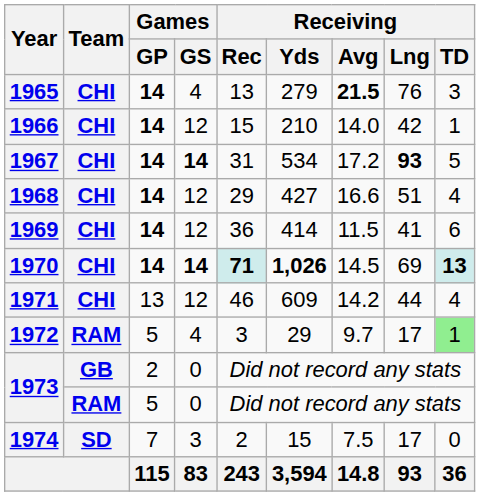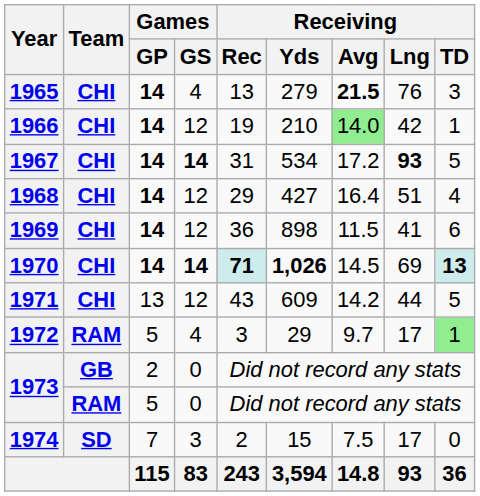(242, 126) 15 -> (242, 126) 19
(358, 126) no background -> (358, 126) lightgreen background
(358, 195) 16.6 -> (358, 195) 16.4
(299, 230) 414 -> (299, 230) 898
(242, 299) 46 -> (242, 299) 43
(455, 299) 4 -> (455, 299) 5
